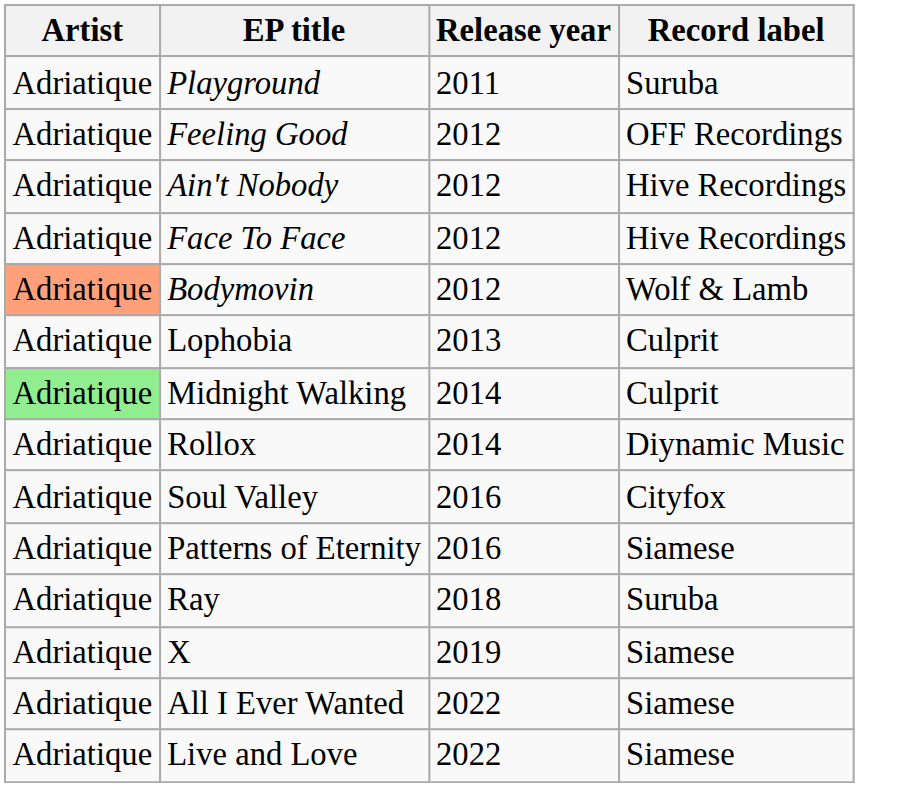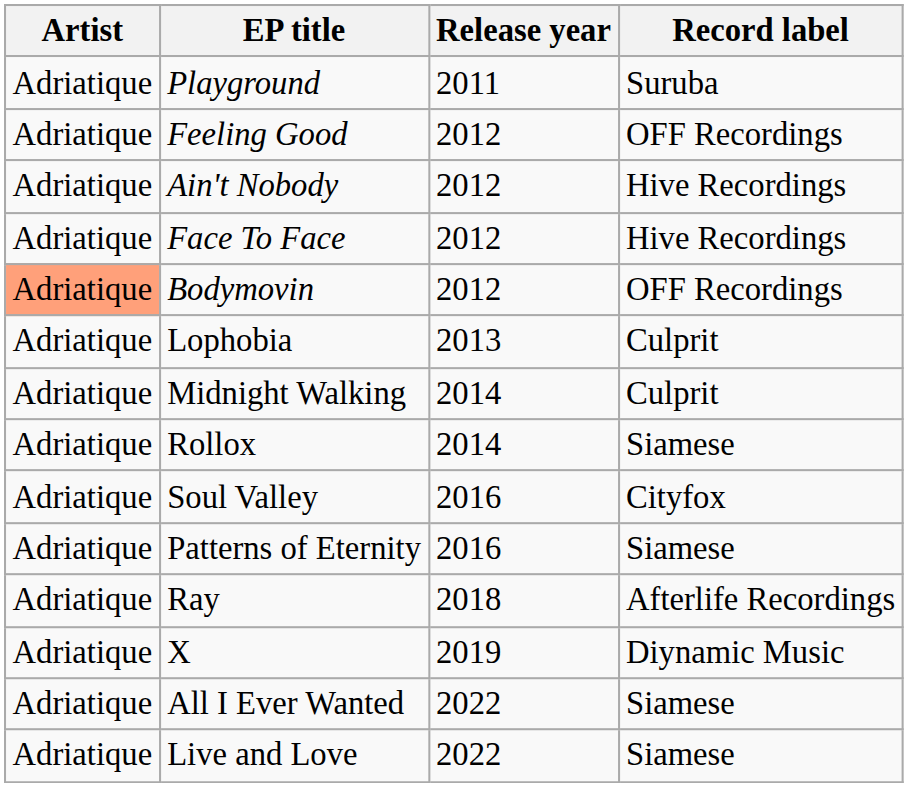(717, 289) Wolf & Lamb -> (734, 289) OFF Recordings
(82, 392) lightgreen background -> (82, 392) no background
(735, 444) Diynamic Music -> (680, 444) Siamese
(672, 599) Suruba -> (761, 599) Afterlife Recordings
(680, 651) Siamese -> (735, 651) Diynamic Music
